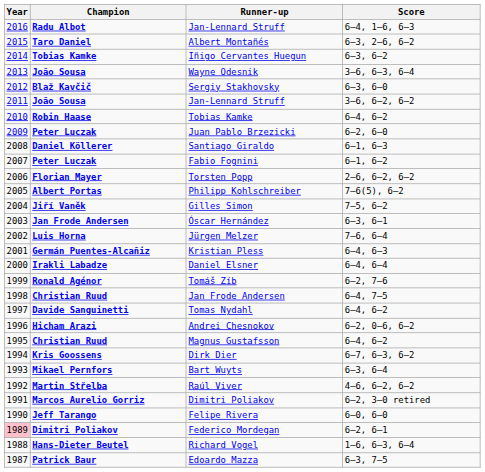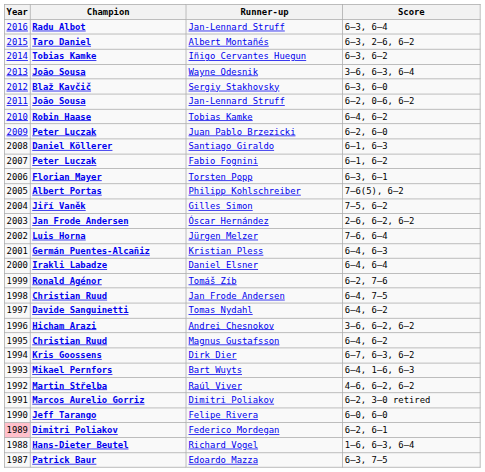(380, 26) 6–4, 1–6, 6–3 -> (366, 26) 6–3, 6–4
(380, 101) 3–6, 6–2, 6–2 -> (380, 101) 6–2, 0–6, 6–2
(380, 176) 2–6, 6–2, 6–2 -> (366, 176) 6–3, 6–1
(366, 221) 6–3, 6–1 -> (380, 221) 2–6, 6–2, 6–2
(380, 325) 6–2, 0–6, 6–2 -> (380, 325) 3–6, 6–2, 6–2
(366, 370) 6–3, 6–4 -> (380, 370) 6–4, 1–6, 6–3
